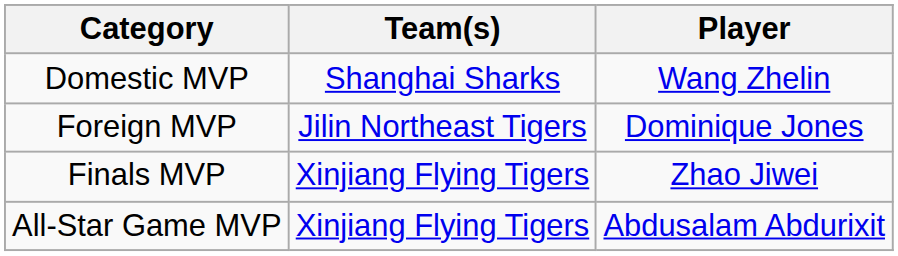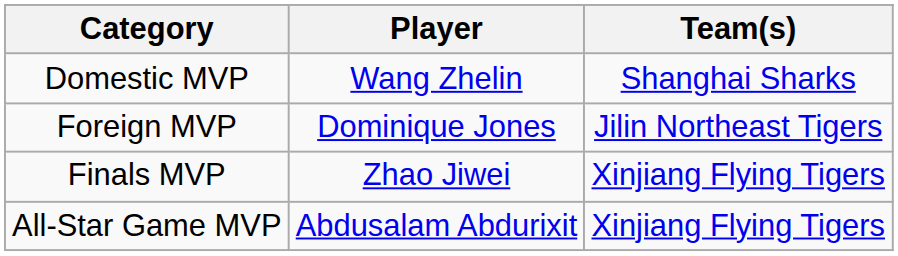columns swapped: (744, 28) <-> (442, 28)
